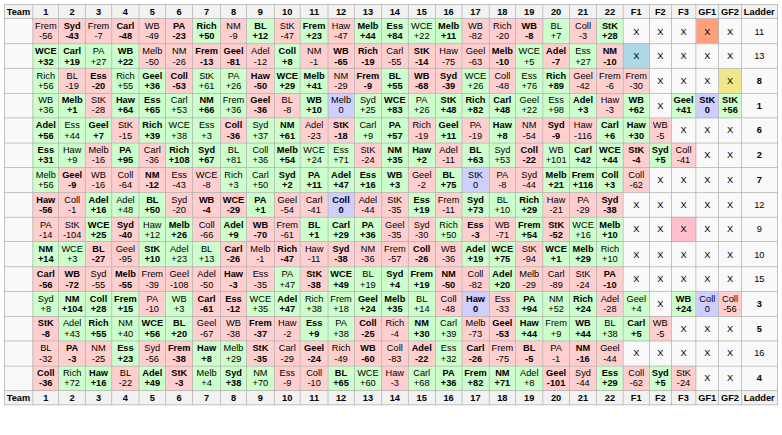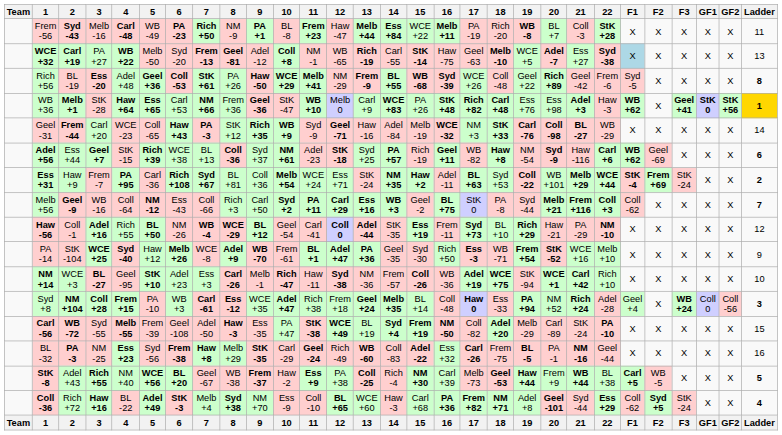(99, 31) Frem -7 -> (99, 31) Melb -16
(260, 31) BL +12 -> (260, 31) PA +1
(287, 31) StK -47 -> (287, 31) BL -8
(475, 31) WB -82 -> (474, 31) PA -19
(707, 31) lightsalmon background -> (708, 31) no background
(179, 56) NM -26 -> (179, 56) Syd -20
(341, 56) bold -> (340, 56) normal
(610, 56) NM -10 -> (607, 56) Syd -38
(125, 80) Rich +55 -> (126, 80) Adel +48
(207, 80) normal -> (206, 80) bold
(529, 80) Ess +76 -> (527, 80) Geel +22
(636, 80) Frem -30 -> (633, 80) Syd -5
(730, 80) khaki background -> (730, 80) no background
(287, 105) BL -8 -> (287, 105) StK -47
(368, 105) Syd +25 -> (367, 105) Carl +9
(529, 105) Geel +22 -> (527, 105) Ess +76
(759, 105) no background -> (759, 105) gold background
+ row: (46, 130)
(207, 130) Ess +3 -> (206, 155) BL +13
(368, 130) Carl +9 -> (367, 155) Syd +25
(475, 130) PA -19 -> (474, 155) WB -82
(636, 130) Haw +30 -> (633, 155) WB +62
(660, 130) WB -5 -> (658, 155) Geel -69
(99, 155) Melb -16 -> (99, 180) Frem -7
(583, 155) Carl +42 -> (581, 180) Melb +29
(660, 155) Syd +5 -> (658, 180) Frem +69
(684, 155) Coll -41 -> (684, 180) StK -24
(207, 180) WCE -8 -> (206, 204) Coll -66
(341, 180) Adel +47 -> (340, 204) Carl +29
(125, 204) Adel +48 -> (126, 229) Rich +55
(179, 204) Syd -20 -> (179, 229) NM -26
(260, 204) PA +1 -> (260, 229) BL +12
(368, 204) normal -> (367, 229) bold
(610, 204) Syd -38 -> (607, 229) NM -10
(207, 229) Coll -66 -> (206, 254) WCE -8
(341, 229) Carl +29 -> (340, 254) Adel +47
(610, 229) bold -> (607, 254) normal
(684, 229) pink background -> (684, 254) no background
(207, 254) BL +13 -> (206, 279) Ess +3
(583, 254) Melb +29 -> (581, 279) Carl +42
rows swapped: (46, 279) <-> (46, 303)
rows swapped: (46, 328) <-> (46, 353)
